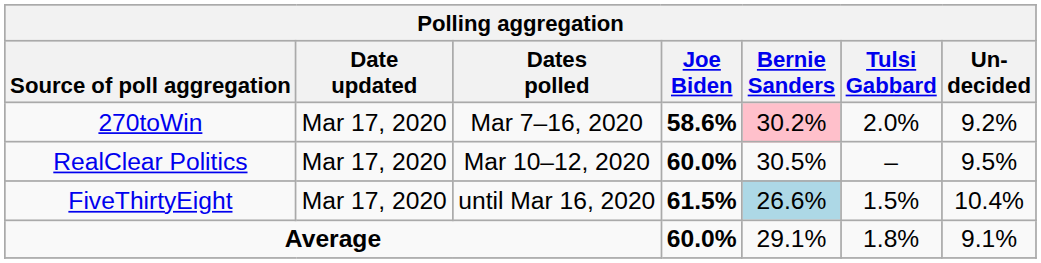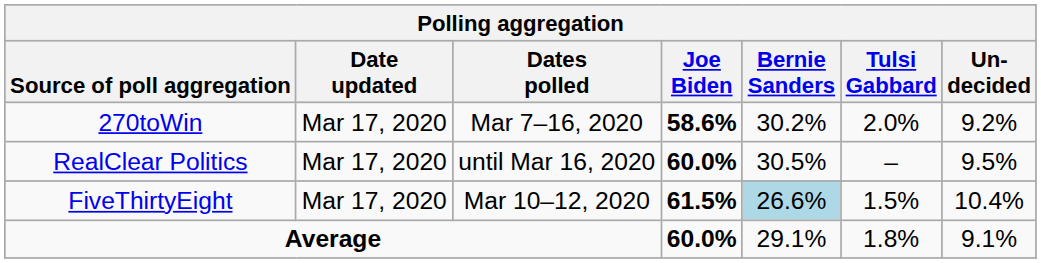(791, 123) pink background -> (791, 123) no background
(557, 162) Mar 10–12, 2020 -> (557, 162) until Mar 16, 2020
(557, 201) until Mar 16, 2020 -> (557, 201) Mar 10–12, 2020
